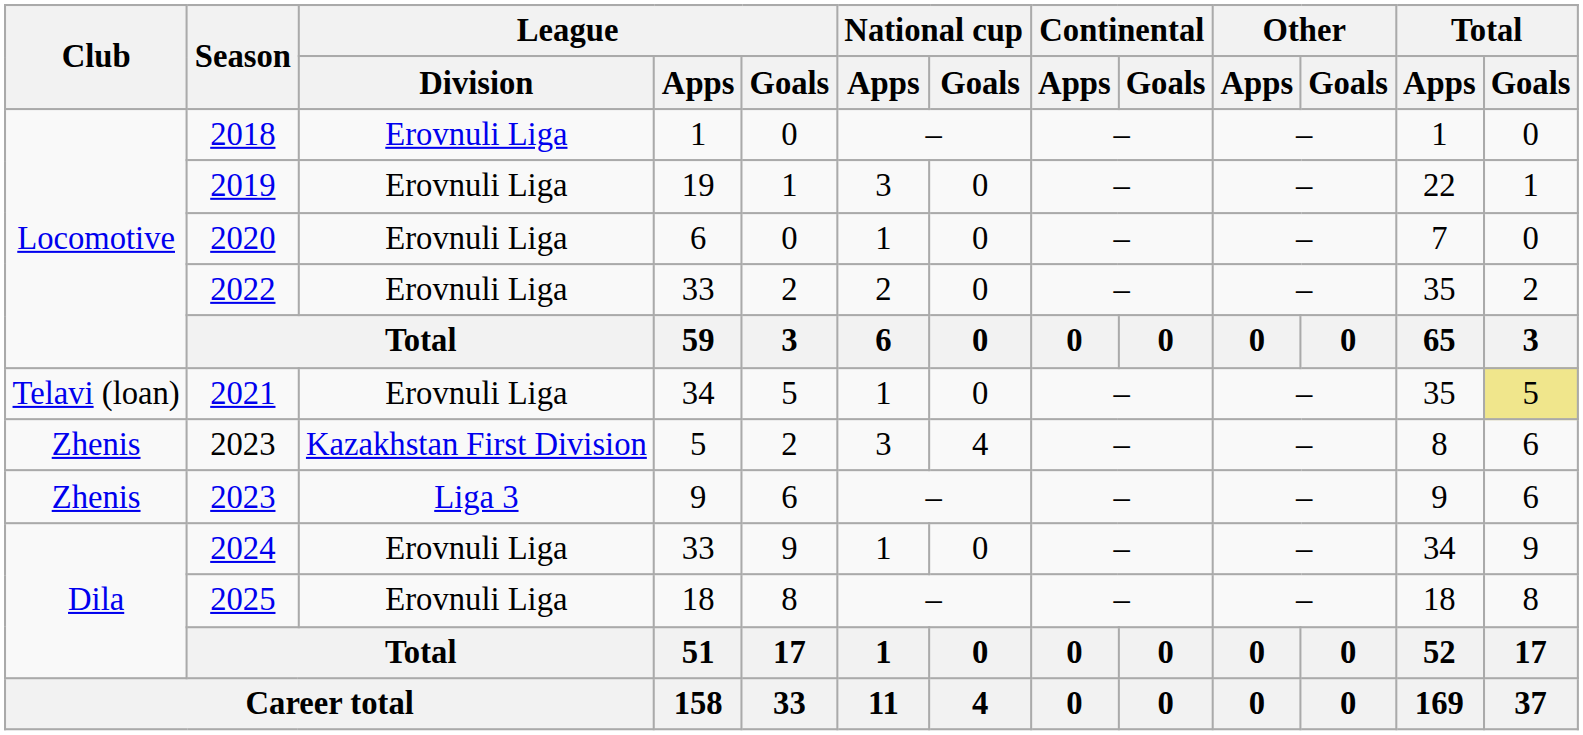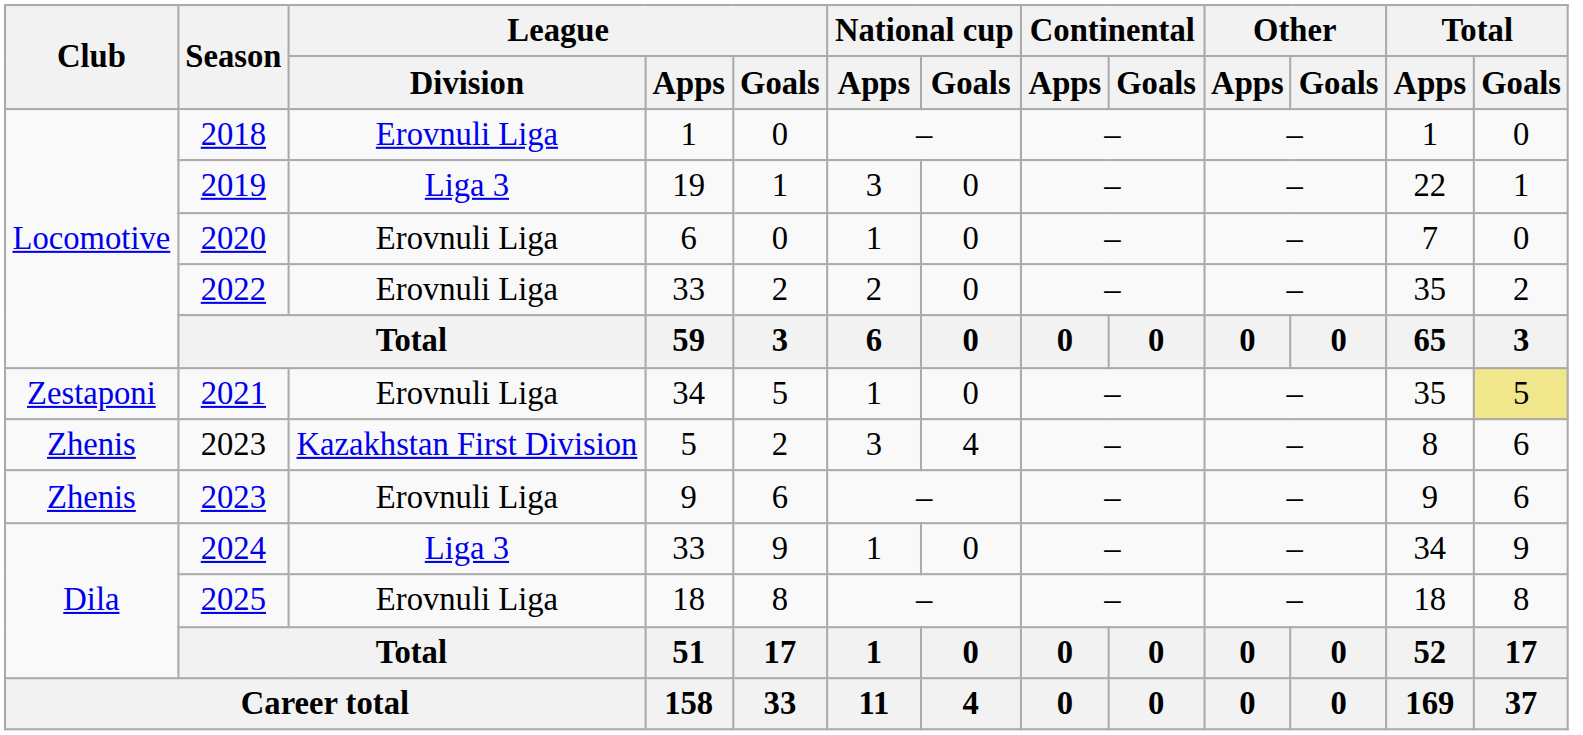(476, 185) Erovnuli Liga -> (467, 185) Liga 3
(96, 392) Telavi (loan) -> (91, 392) Zestaponi
(476, 496) Liga 3 -> (467, 496) Erovnuli Liga
(476, 548) Erovnuli Liga -> (467, 548) Liga 3
